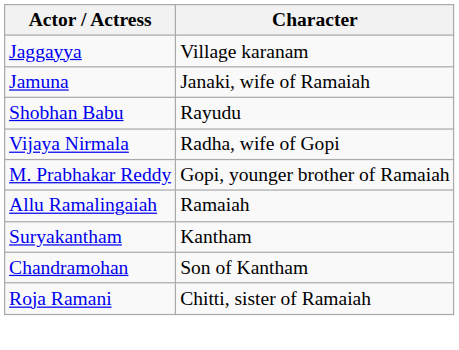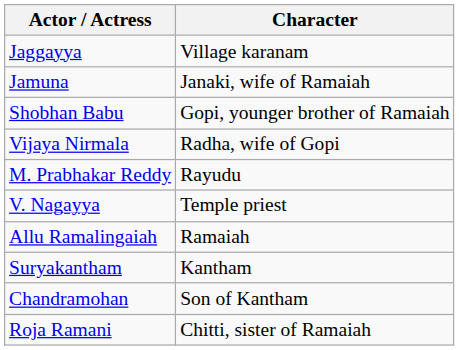(211, 112) Rayudu -> (315, 112) Gopi, younger brother of Ramaiah
(315, 174) Gopi, younger brother of Ramaiah -> (211, 174) Rayudu
+ row: (54, 205)
